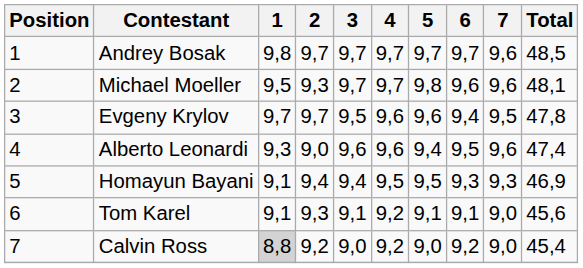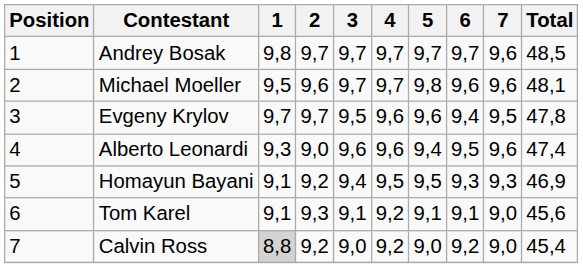(315, 85) 9,3 -> (315, 85) 9,6
(315, 181) 9,4 -> (315, 181) 9,2
